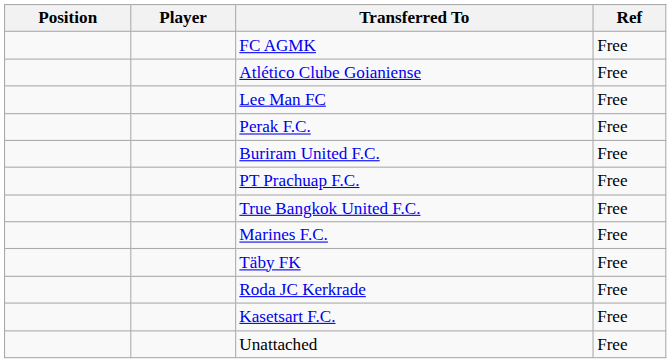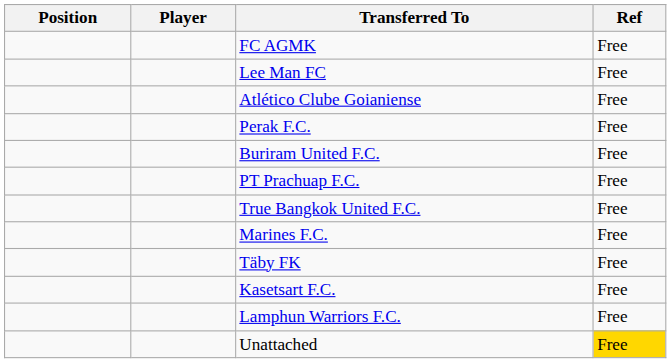rows swapped: (283, 99) <-> (330, 72)
- row: (303, 289)
+ row: (320, 316)
(612, 343) no background -> (612, 343) gold background
